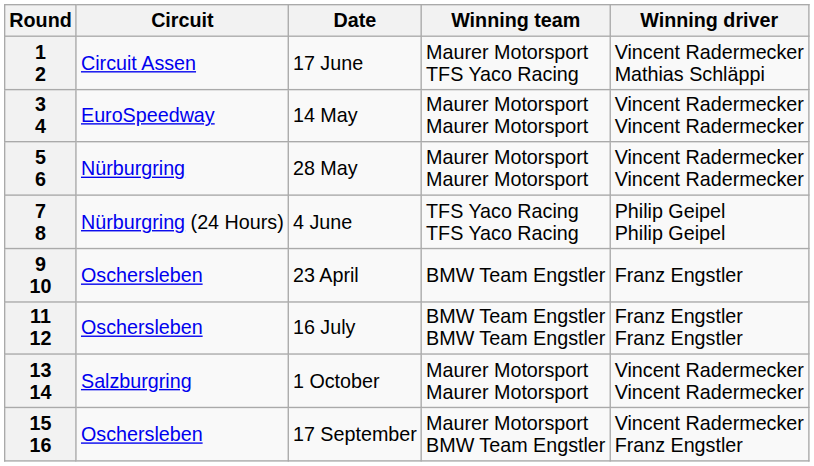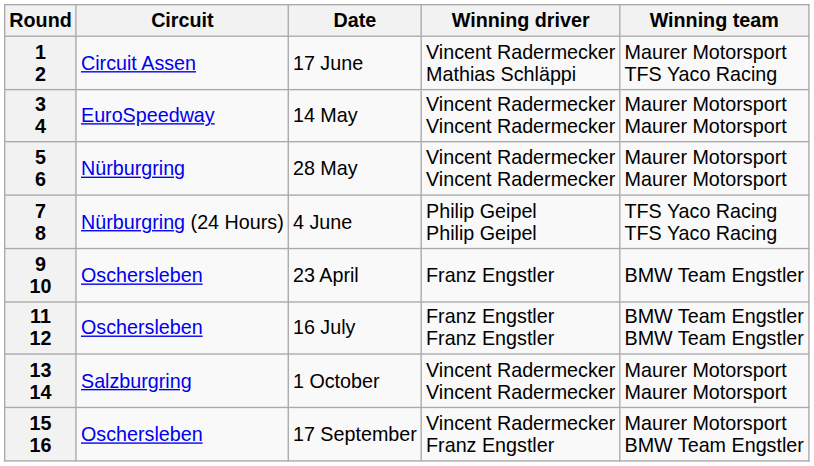columns swapped: (709, 21) <-> (516, 21)
